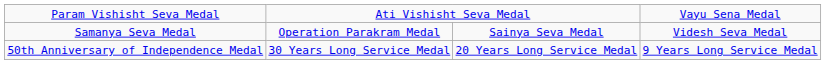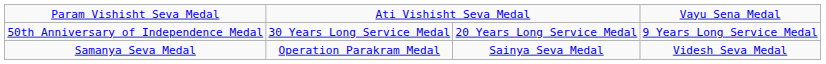rows swapped: (135, 32) <-> (135, 50)
